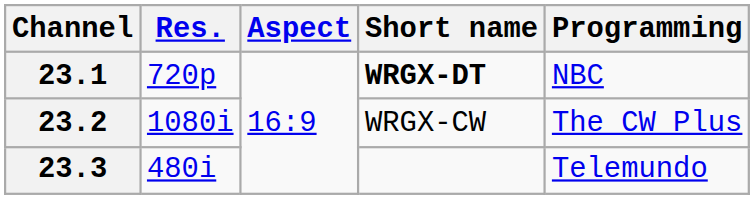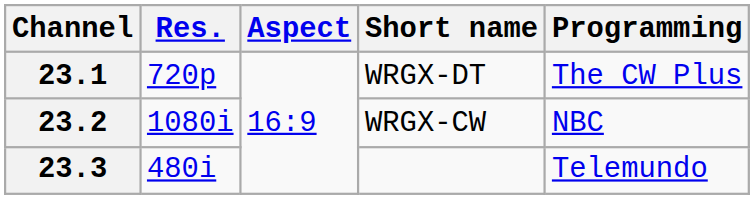(426, 76) bold -> (426, 76) normal
(578, 76) NBC -> (647, 76) The CW Plus
(647, 123) The CW Plus -> (578, 123) NBC
